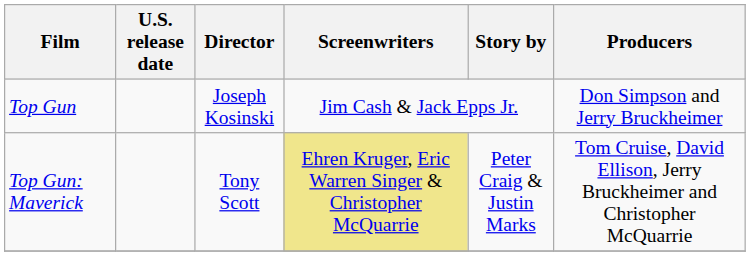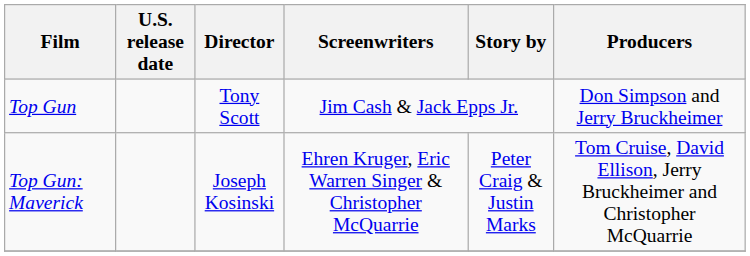(239, 105) Joseph Kosinski -> (239, 105) Tony Scott
(239, 191) Tony Scott -> (239, 191) Joseph Kosinski
(376, 191) khaki background -> (376, 191) no background
